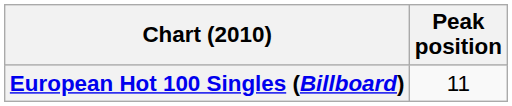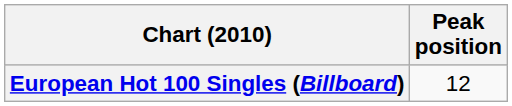(458, 82) 11 -> (458, 82) 12
